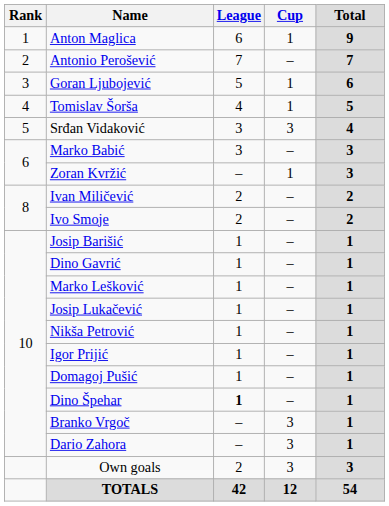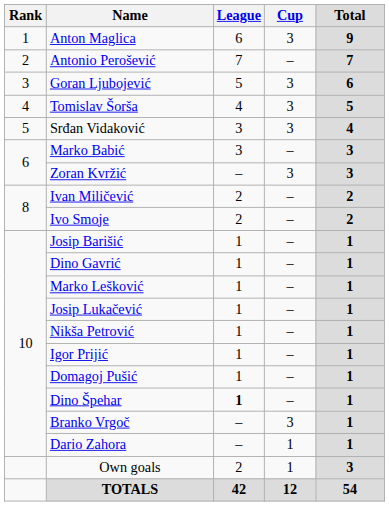(290, 38) 1 -> (290, 38) 3
(290, 83) 1 -> (290, 83) 3
(290, 106) 1 -> (290, 106) 3
(290, 173) 1 -> (290, 173) 3
(290, 444) 3 -> (290, 444) 1
(290, 467) 3 -> (290, 467) 1
